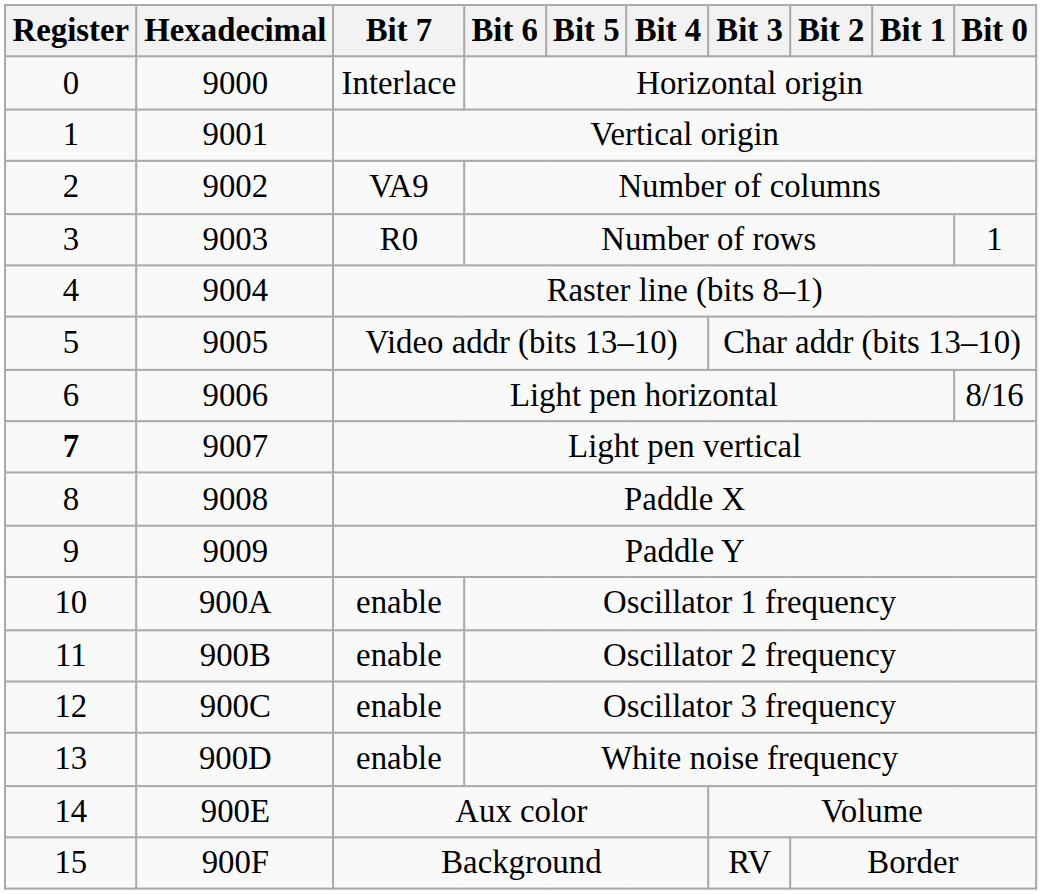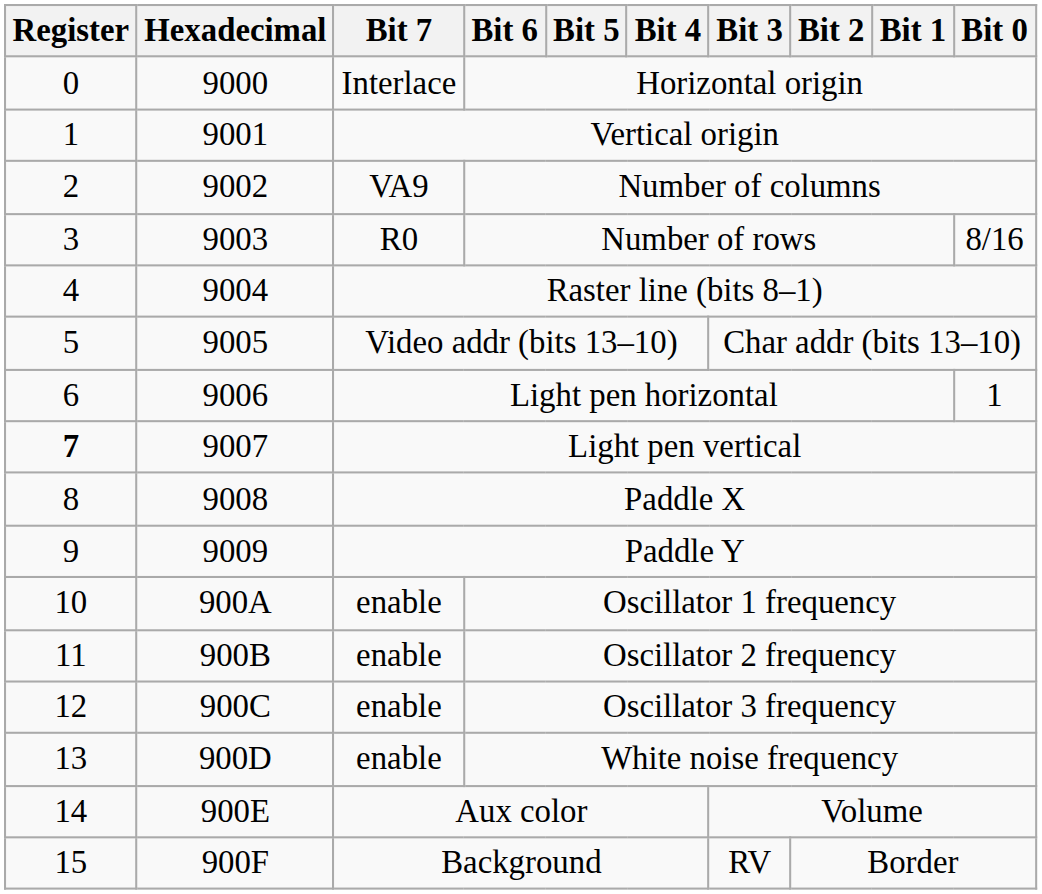(995, 238) 1 -> (995, 238) 8/16
(995, 394) 8/16 -> (995, 394) 1
